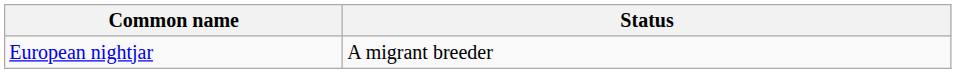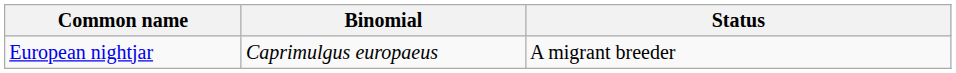+ column: (383, 20)
